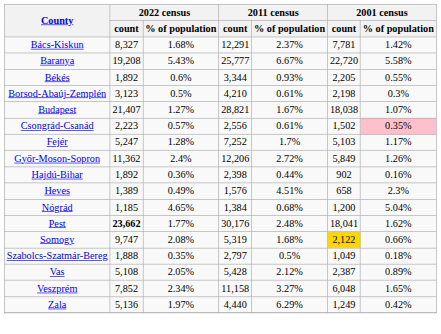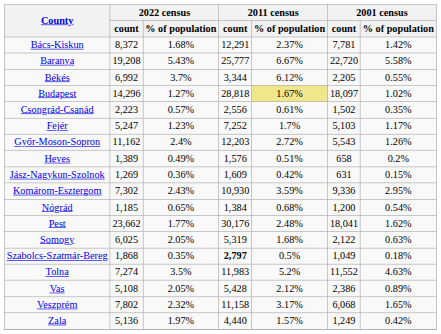(126, 45) 8,327 -> (126, 45) 8,372
(126, 77) 1,892 -> (126, 77) 6,992
(181, 77) 0.6% -> (181, 77) 3.7%
(290, 77) 0.93% -> (290, 77) 6.12%
- row: (57, 93)
(126, 110) 21,407 -> (126, 93) 14,296
(235, 110) 28,821 -> (235, 93) 28,818
(290, 110) no background -> (290, 93) khaki background
(344, 110) 18,038 -> (344, 93) 18,097
(398, 110) 1.07% -> (398, 93) 1.02%
(398, 126) pink background -> (398, 110) no background
(181, 142) 1.28% -> (181, 126) 1.23%
(126, 158) 11,362 -> (126, 142) 11,162
(235, 158) 12,206 -> (235, 142) 12,203
(344, 158) 5,849 -> (344, 142) 5,543
- row: (57, 175)
(290, 191) 4.51% -> (290, 158) 0.51%
(398, 191) 2.3% -> (398, 158) 0.2%
+ row: (57, 175)
+ row: (57, 191)
(181, 207) 4.65% -> (181, 207) 0.65%
(398, 207) 5.04% -> (398, 207) 0.54%
(126, 223) bold -> (126, 223) normal
(126, 239) 9,747 -> (126, 239) 6,025
(181, 239) 2.08% -> (181, 239) 2.05%
(344, 239) gold background -> (344, 239) no background
(398, 239) 0.66% -> (398, 239) 0.63%
(126, 256) 1,888 -> (126, 256) 1,868
(235, 256) normal -> (235, 256) bold
+ row: (57, 272)
(344, 272) 2,387 -> (344, 288) 2,386
(126, 288) 7,852 -> (126, 304) 7,802
(181, 288) 2.34% -> (181, 304) 2.32%
(290, 288) 3.27% -> (290, 304) 3.17%
(344, 288) 6,048 -> (344, 304) 6,068
(290, 304) 6.29% -> (290, 321) 1.57%
